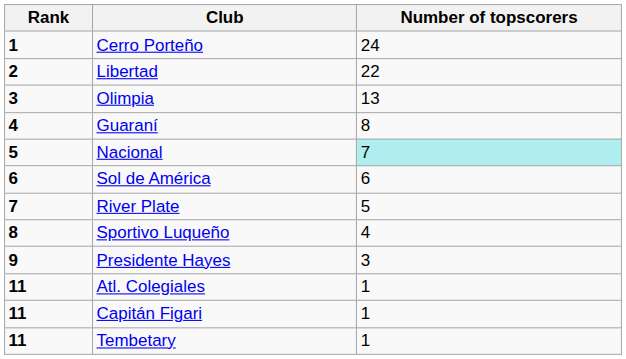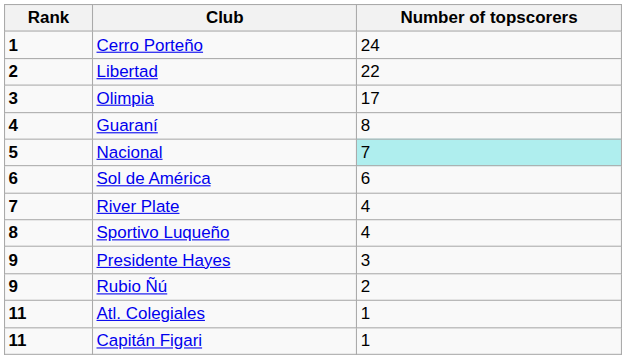(370, 98) 13 -> (370, 98) 17
(365, 206) 5 -> (365, 206) 4
+ row: (132, 286)
- row: (136, 340)
